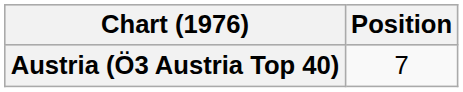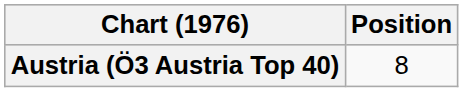(402, 65) 7 -> (402, 65) 8
